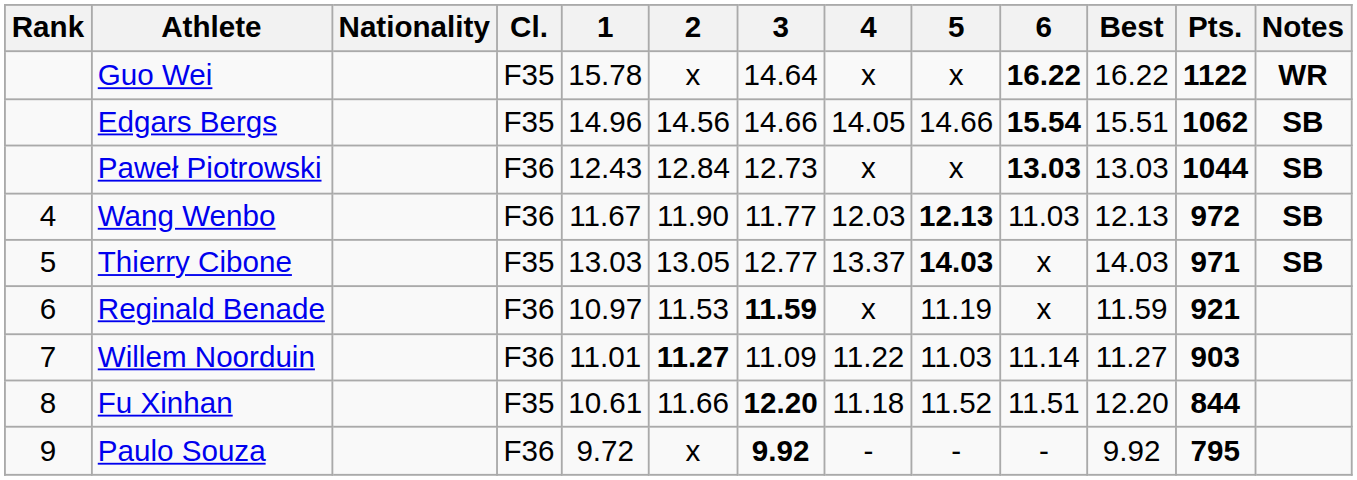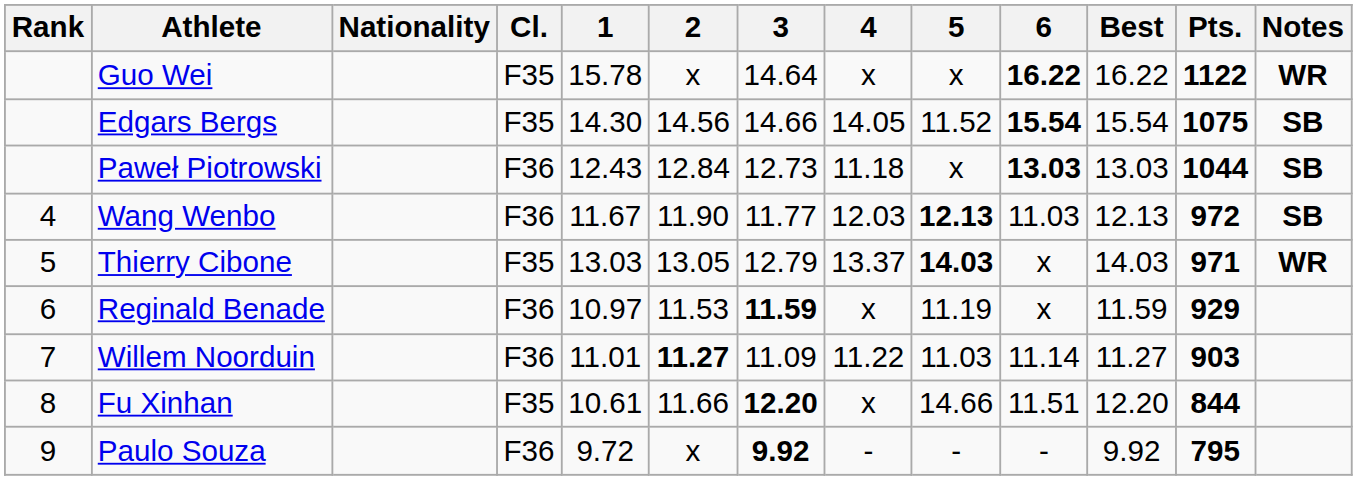(605, 121) 14.96 -> (605, 121) 14.30
(956, 121) 14.66 -> (956, 121) 11.52
(1132, 121) 15.51 -> (1132, 121) 15.54
(1215, 121) 1062 -> (1215, 121) 1075
(868, 168) x -> (868, 168) 11.18
(781, 262) 12.77 -> (781, 262) 12.79
(1303, 262) SB -> (1303, 262) WR
(1215, 309) 921 -> (1215, 309) 929
(868, 403) 11.18 -> (868, 403) x
(956, 403) 11.52 -> (956, 403) 14.66
